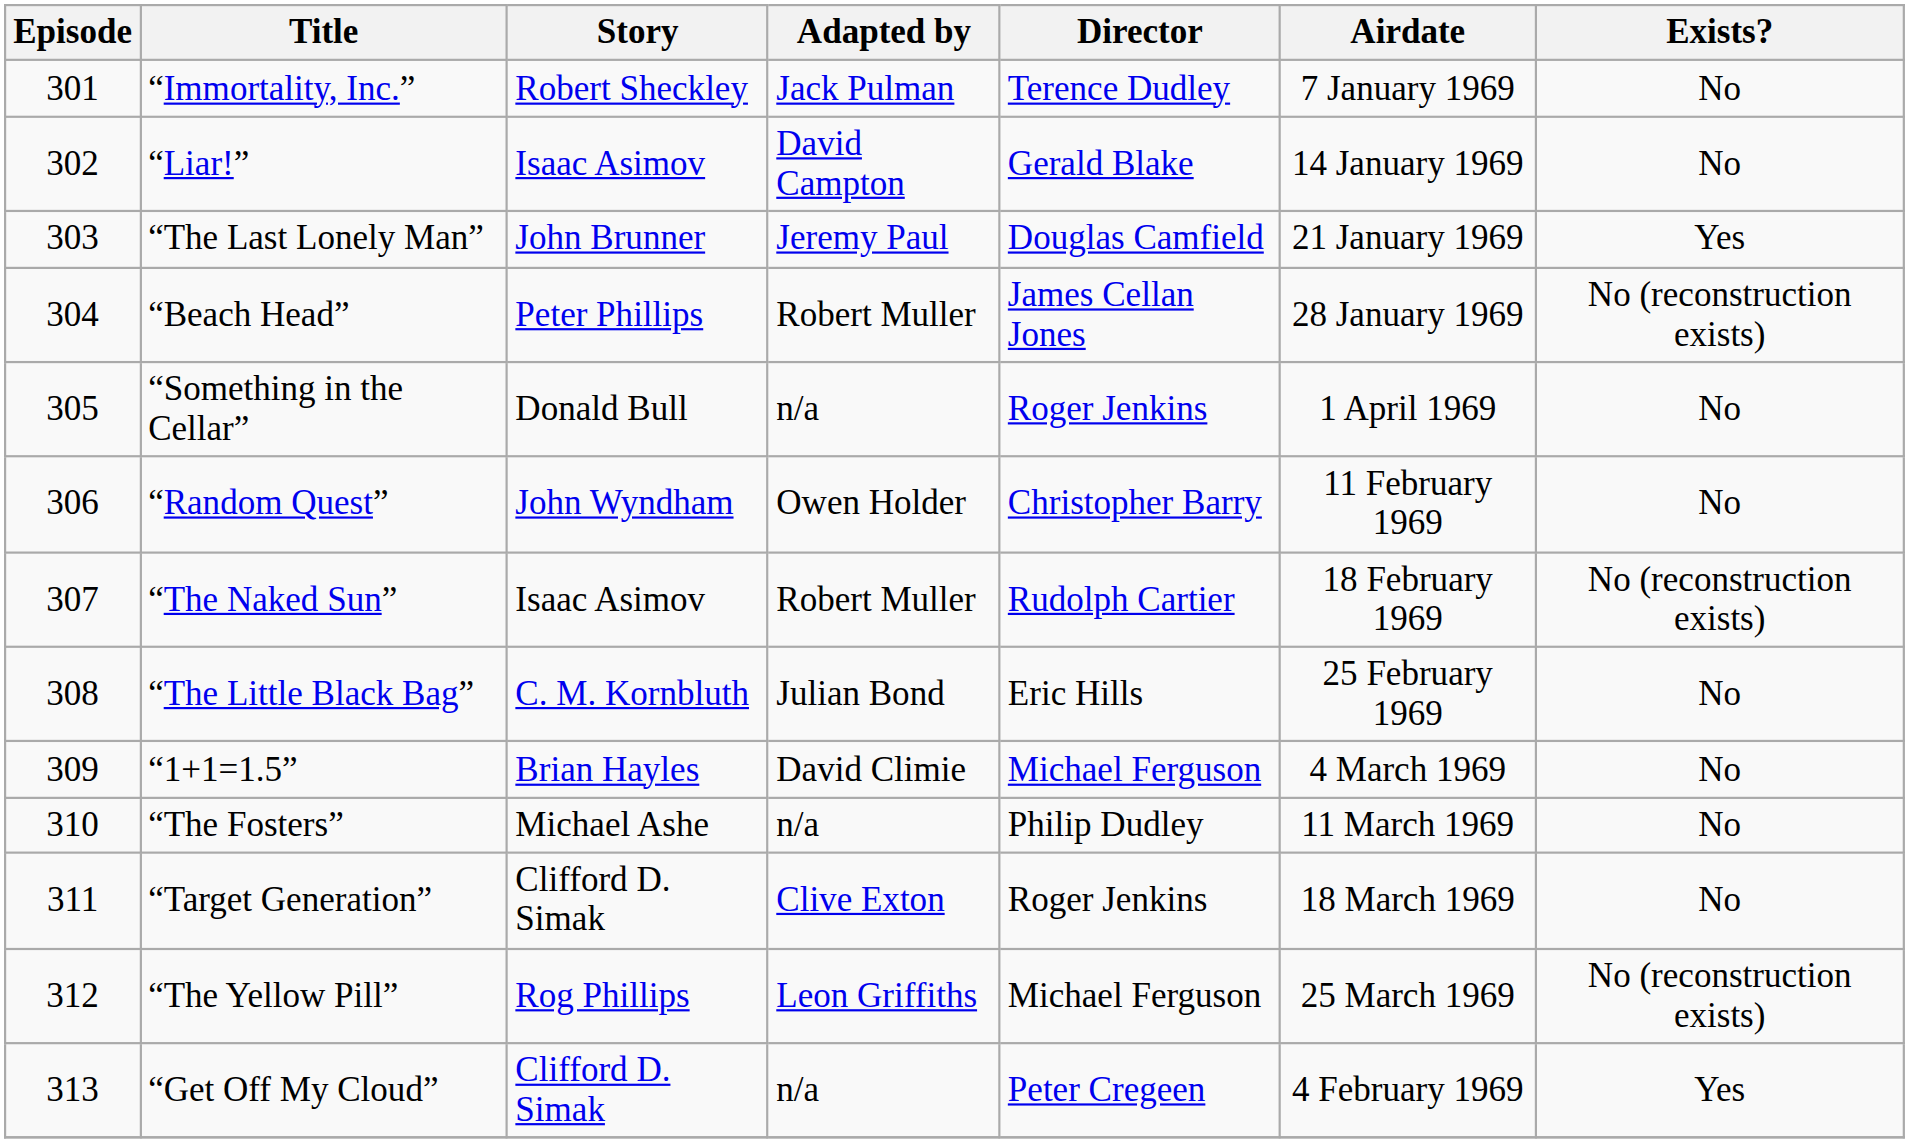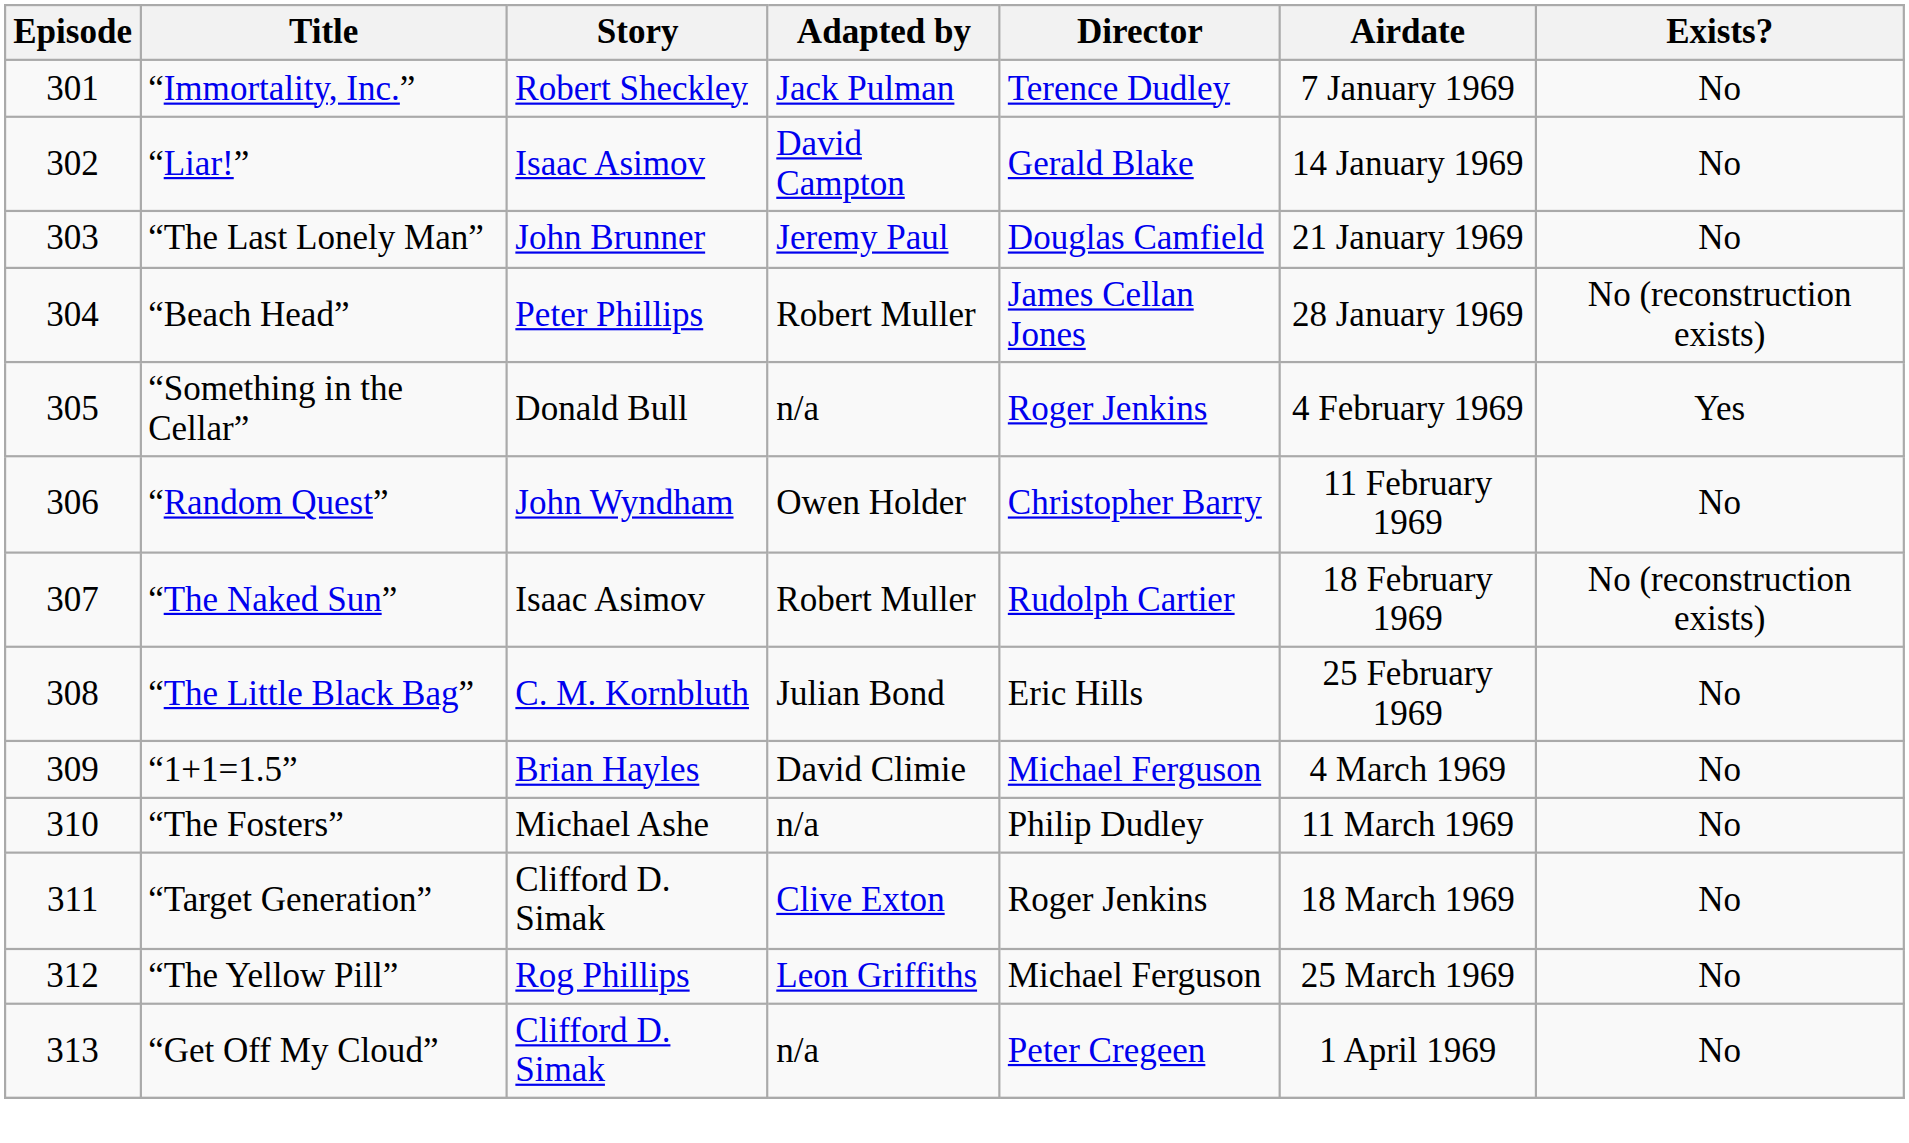(1720, 238) Yes -> (1720, 238) No
(1408, 408) 1 April 1969 -> (1408, 408) 4 February 1969
(1720, 408) No -> (1720, 408) Yes
(1720, 994) No (reconstruction exists) -> (1720, 975) No
(1408, 1089) 4 February 1969 -> (1408, 1050) 1 April 1969
(1720, 1089) Yes -> (1720, 1050) No
